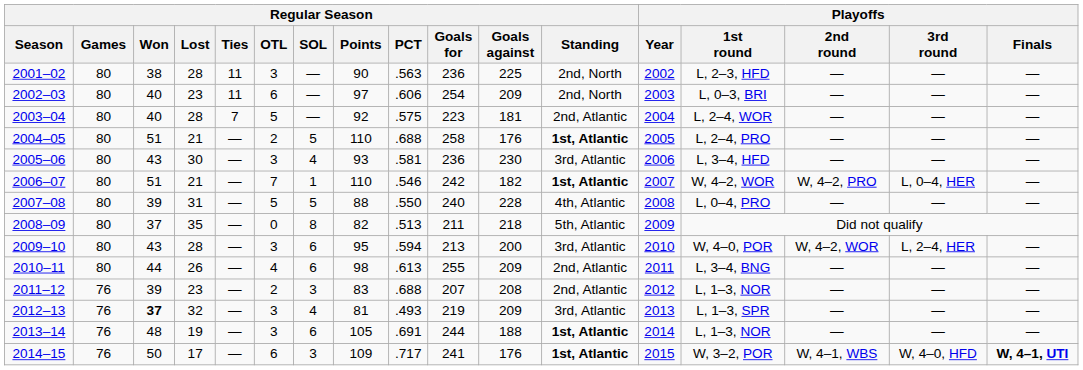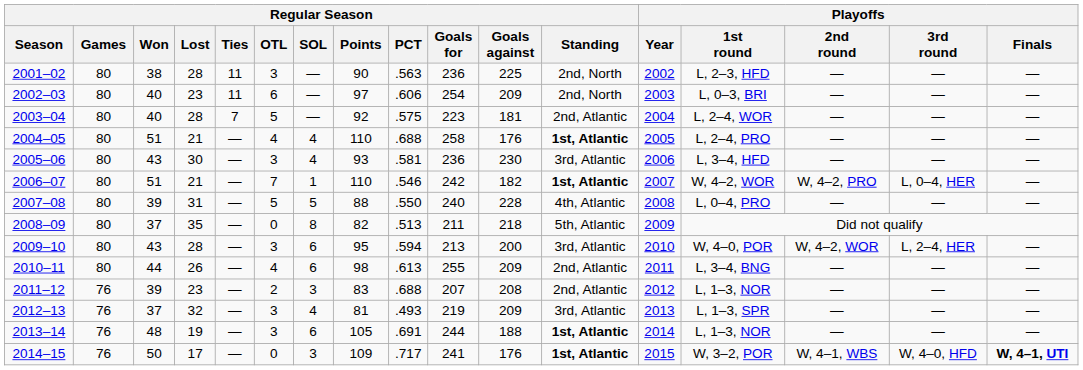(274, 138) 2 -> (274, 138) 4
(313, 138) 5 -> (313, 138) 4
(154, 310) bold -> (154, 310) normal
(274, 354) 6 -> (274, 354) 0
